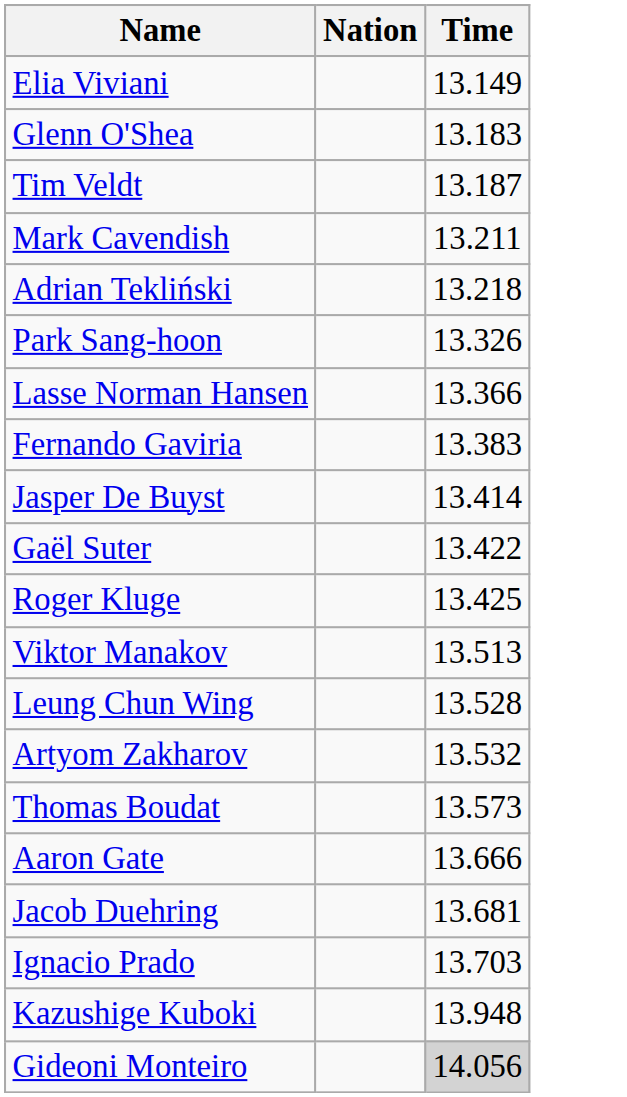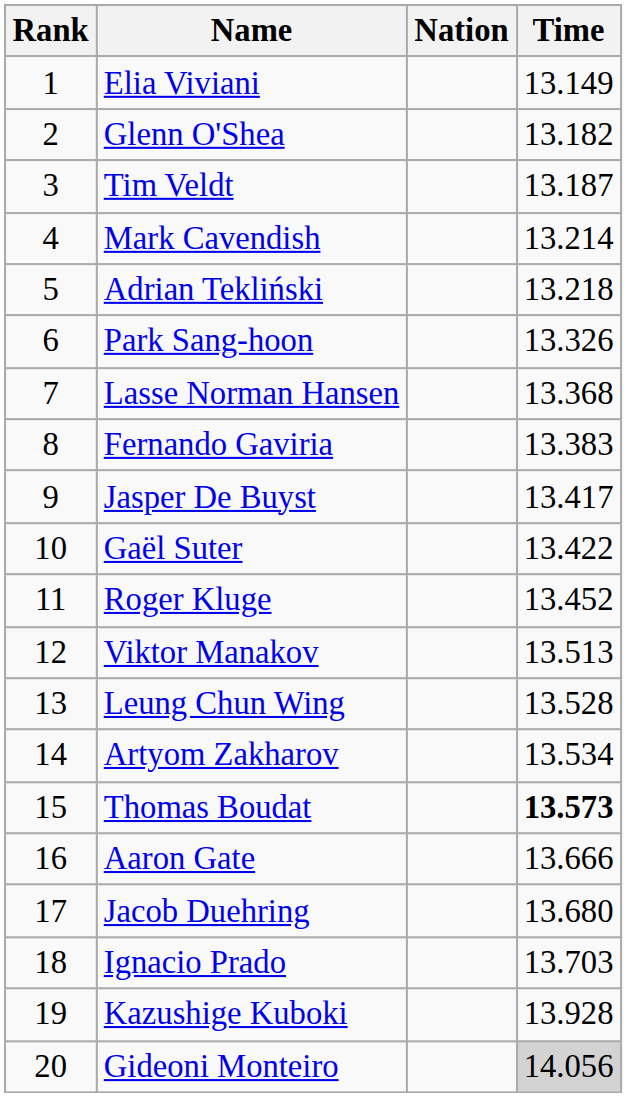+ column: (51, 30)
(477, 133) 13.183 -> (569, 133) 13.182
(477, 237) 13.211 -> (569, 237) 13.214
(477, 392) 13.366 -> (569, 392) 13.368
(477, 496) 13.414 -> (569, 496) 13.417
(477, 599) 13.425 -> (569, 599) 13.452
(477, 755) 13.532 -> (569, 755) 13.534
(477, 806) normal -> (569, 806) bold
(477, 910) 13.681 -> (569, 910) 13.680
(477, 1013) 13.948 -> (569, 1013) 13.928
